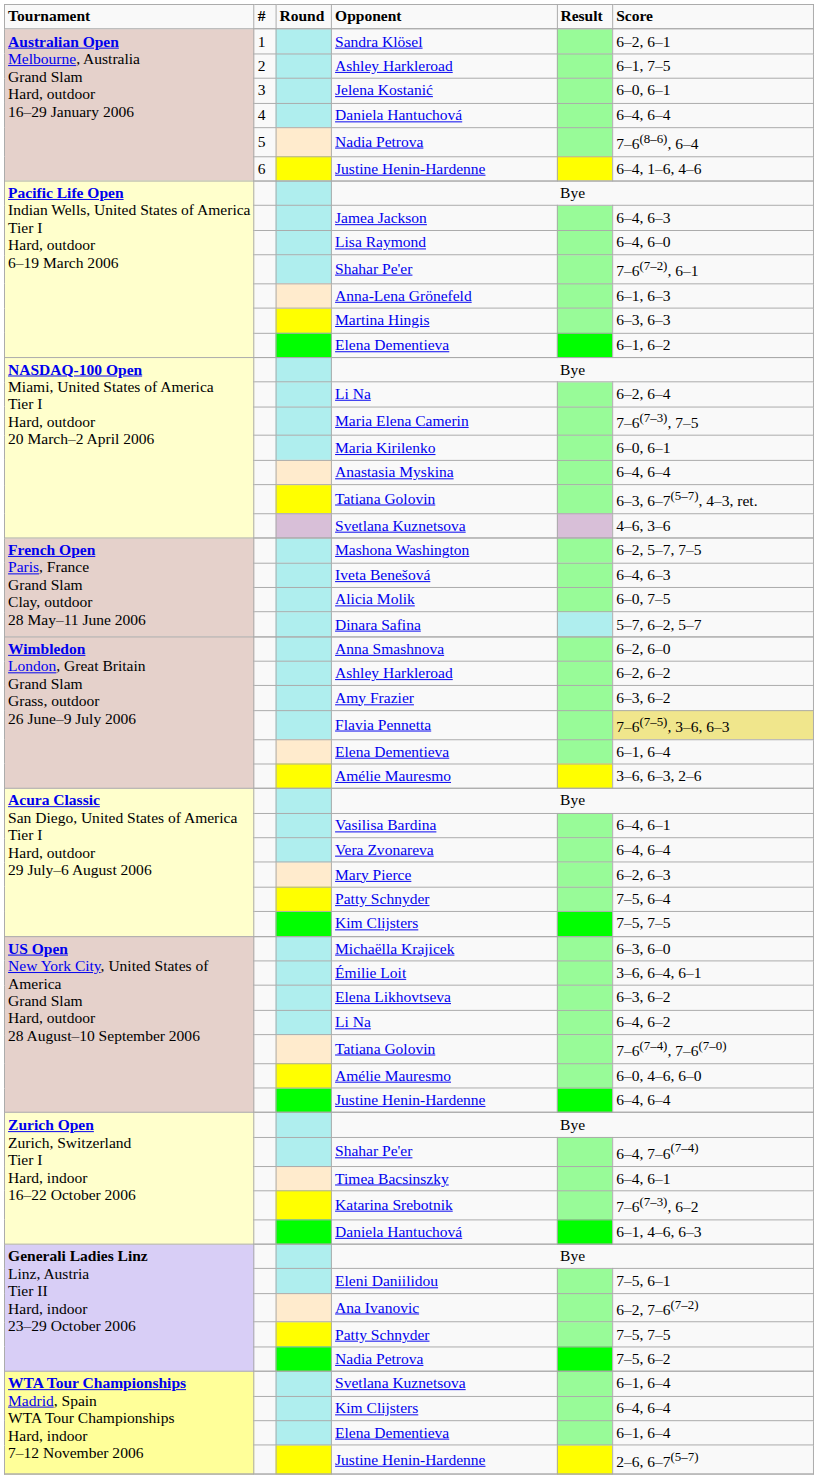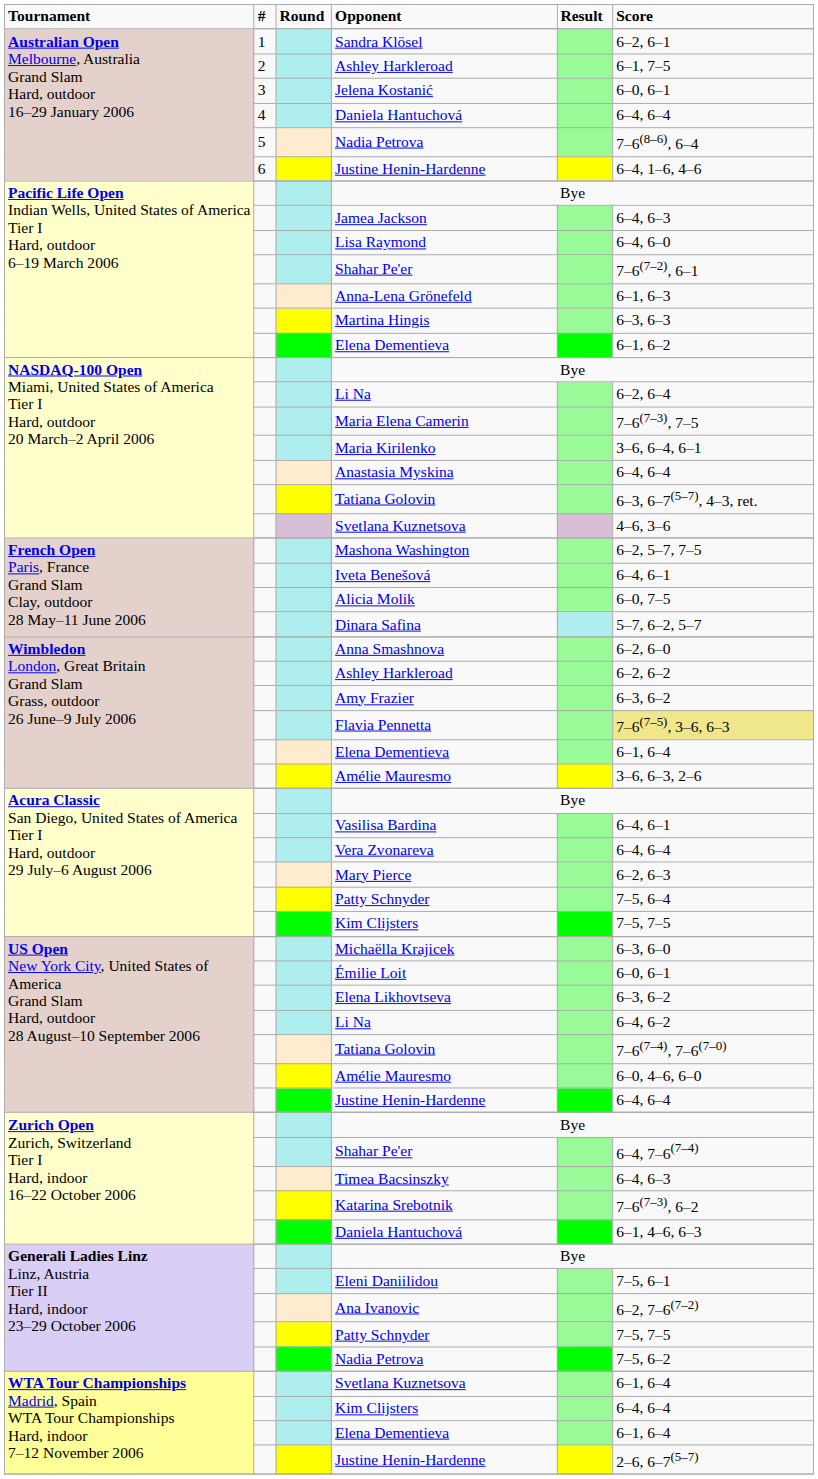(643, 447) 6–0, 6–1 -> (659, 447) 3–6, 6–4, 6–1
(643, 575) 6–4, 6–3 -> (643, 575) 6–4, 6–1
(659, 973) 3–6, 6–4, 6–1 -> (643, 973) 6–0, 6–1
(643, 1178) 6–4, 6–1 -> (643, 1178) 6–4, 6–3
